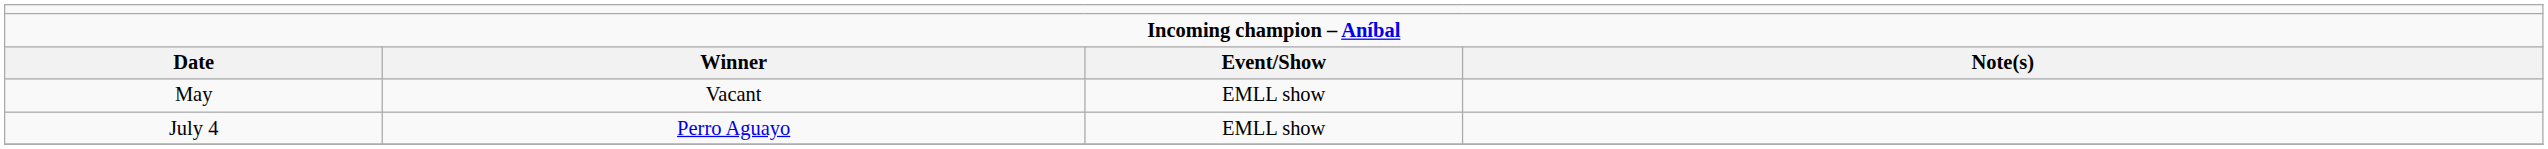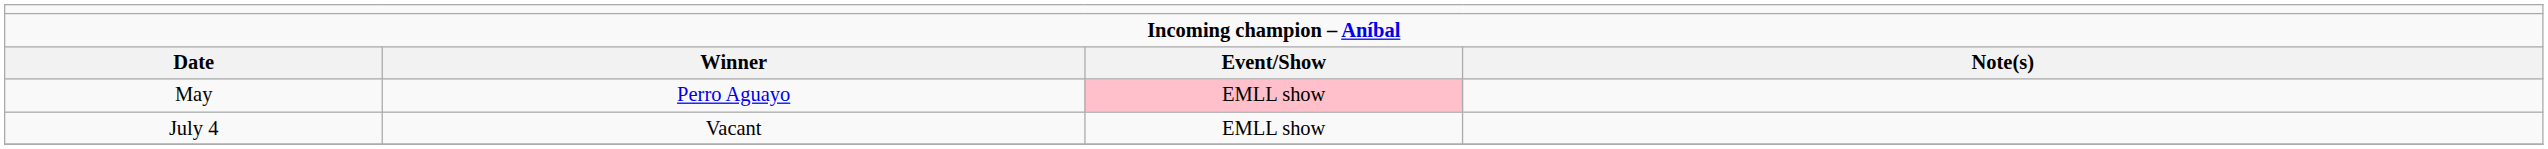(734, 95) Vacant -> (734, 95) Perro Aguayo
(1274, 95) no background -> (1274, 95) pink background
(734, 127) Perro Aguayo -> (734, 127) Vacant
